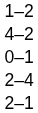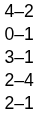- row: (19, 11)
+ row: (19, 57)
